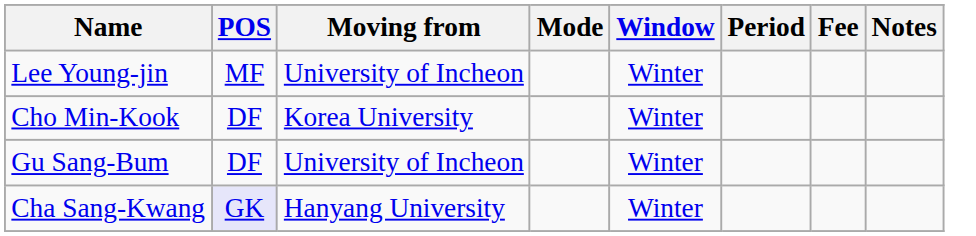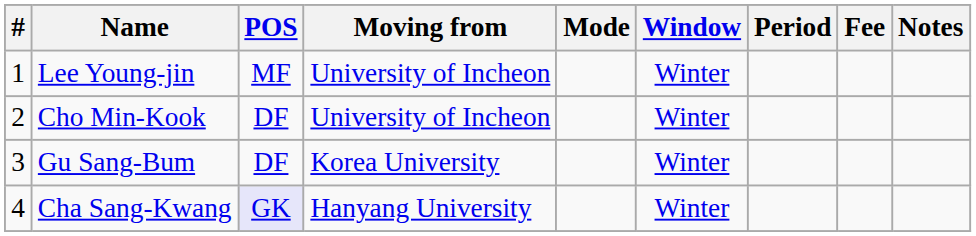+ column: (18, 27)
(378, 117) Korea University -> (430, 117) University of Incheon
(404, 162) University of Incheon -> (405, 162) Korea University
